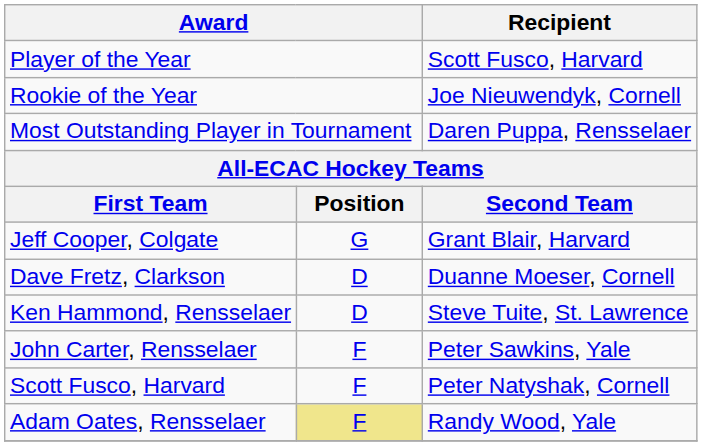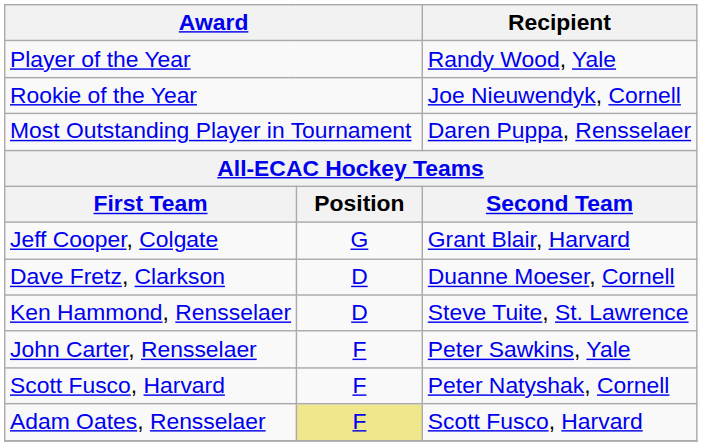(535, 58) Scott Fusco, Harvard -> (522, 58) Randy Wood, Yale
(522, 421) Randy Wood, Yale -> (535, 421) Scott Fusco, Harvard
